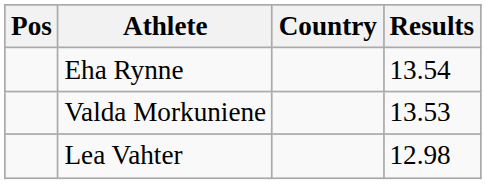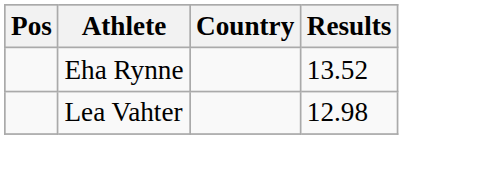(420, 69) 13.54 -> (337, 69) 13.52
- row: (165, 112)
